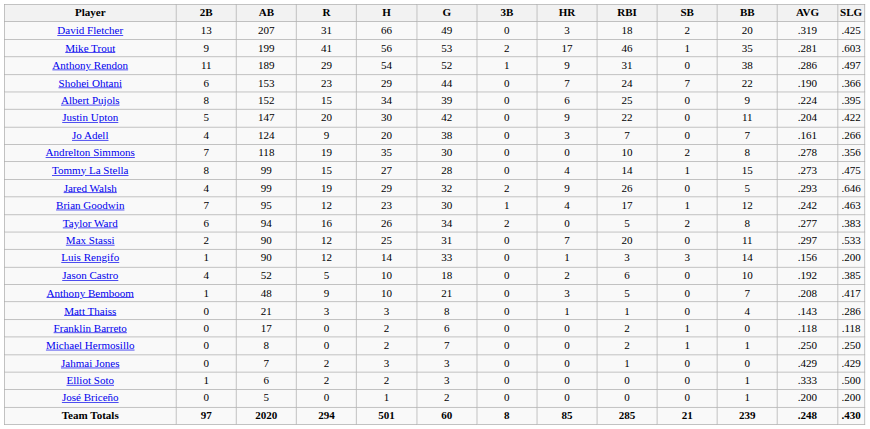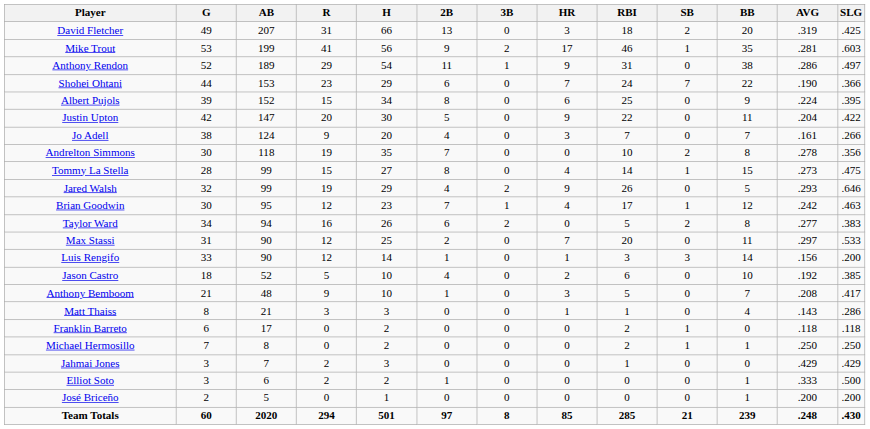columns swapped: (447, 13) <-> (206, 13)
